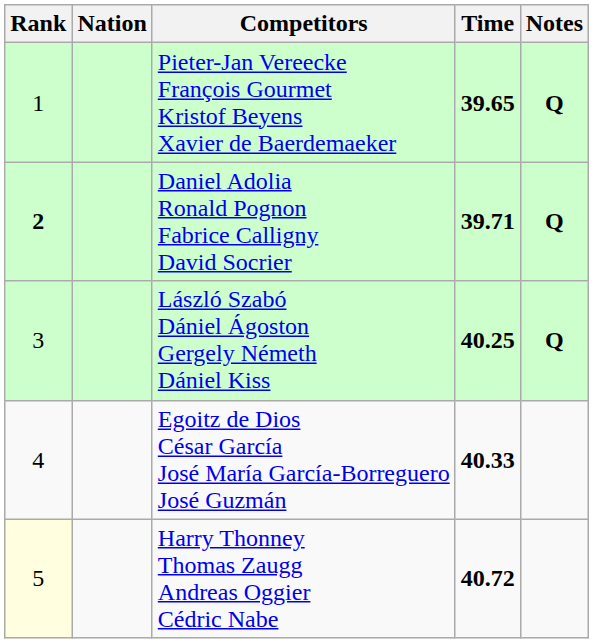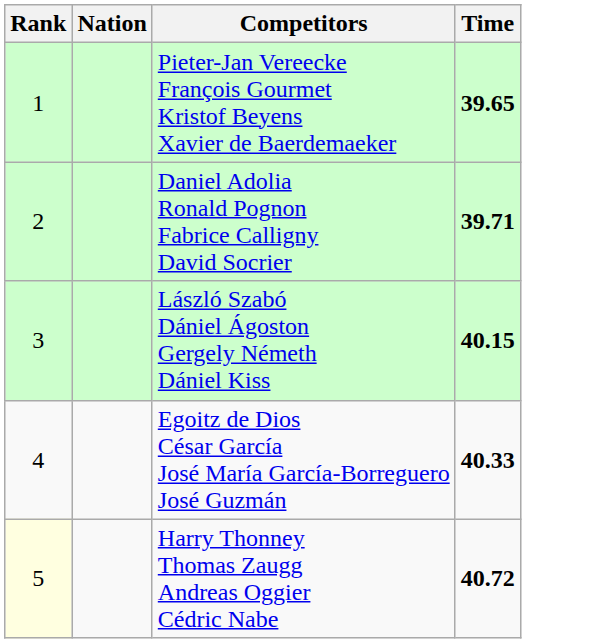- column: (554, 23)
(38, 221) bold -> (38, 221) normal
(488, 340) 40.25 -> (488, 340) 40.15
